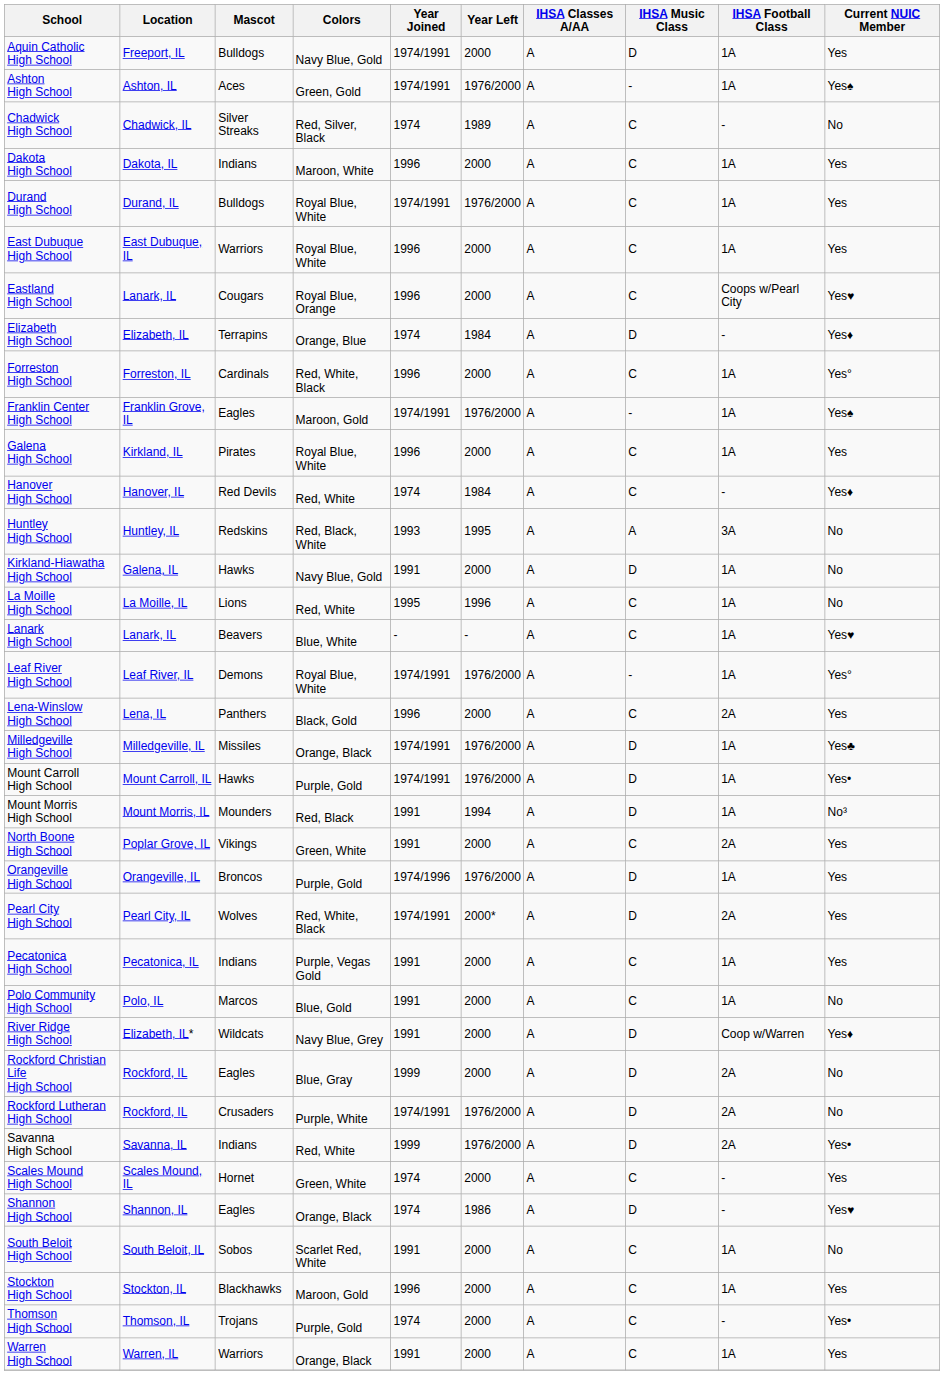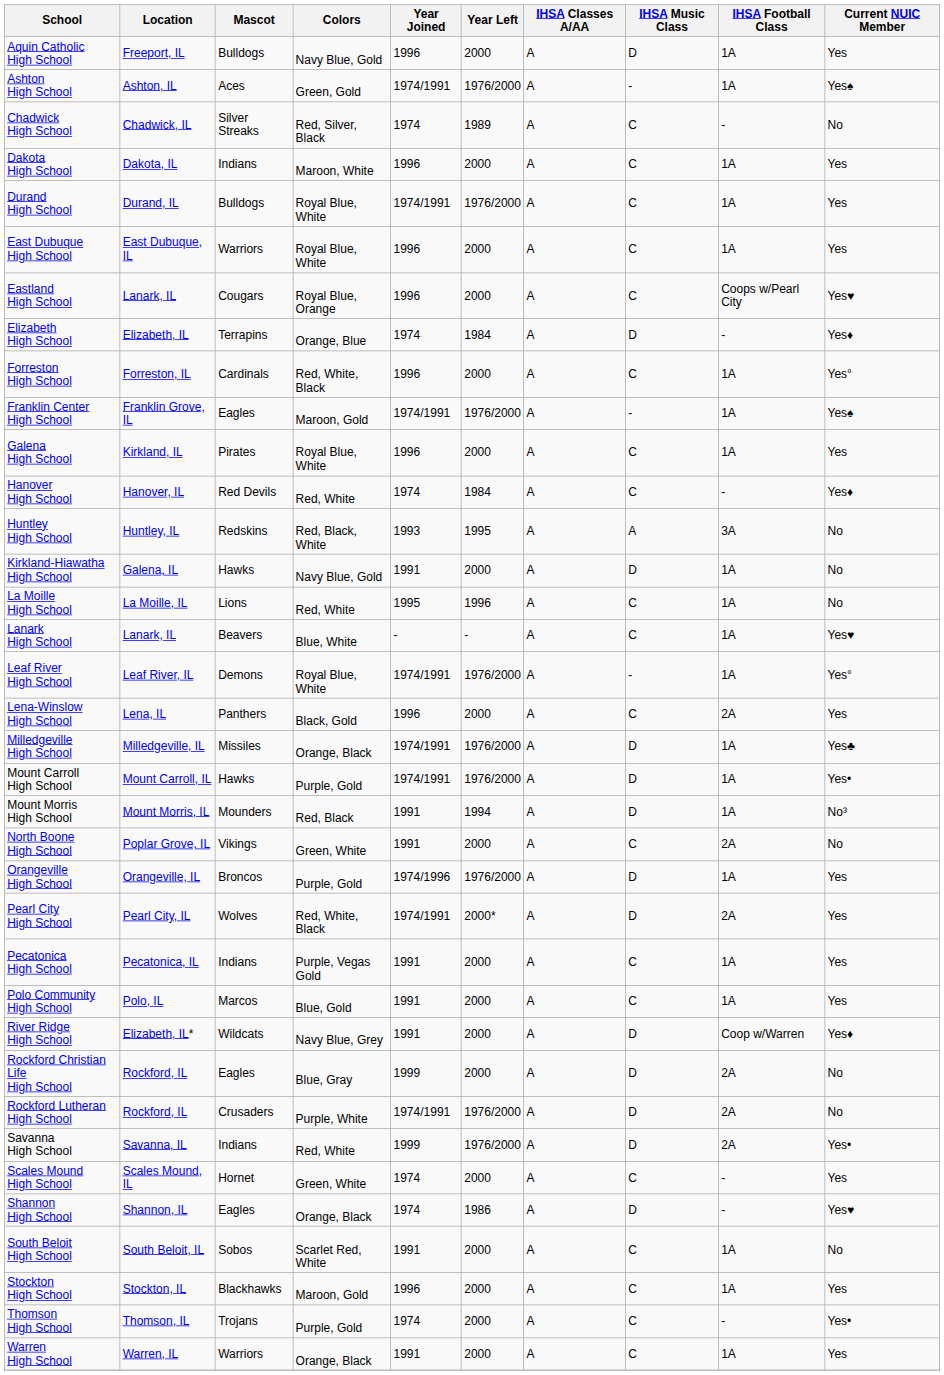(422, 53) 1974/1991 -> (407, 53) 1996
(837, 844) Yes -> (835, 844) No
(835, 1001) No -> (837, 1001) Yes
